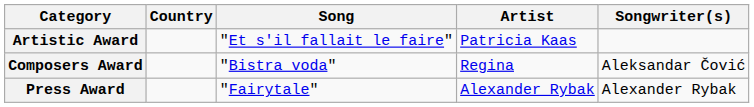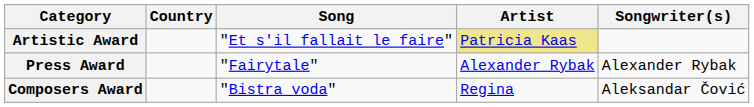(518, 41) no background -> (518, 41) khaki background
rows swapped: (75, 65) <-> (75, 90)
